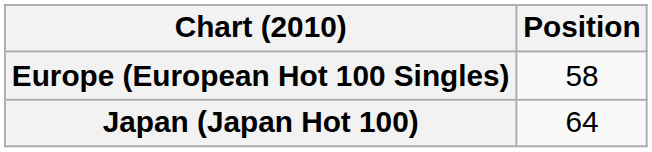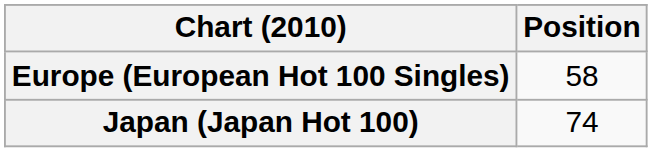(582, 122) 64 -> (582, 122) 74
